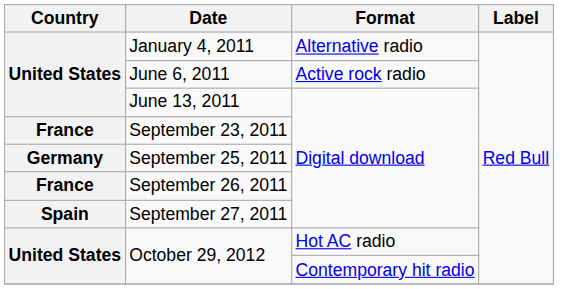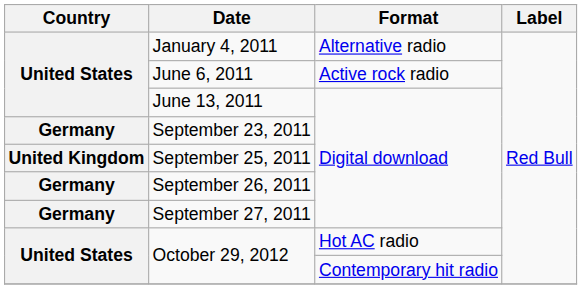(65, 130) France -> (77, 130) Germany
(65, 158) Germany -> (77, 158) United Kingdom
(65, 185) France -> (77, 185) Germany
(65, 213) Spain -> (77, 213) Germany
